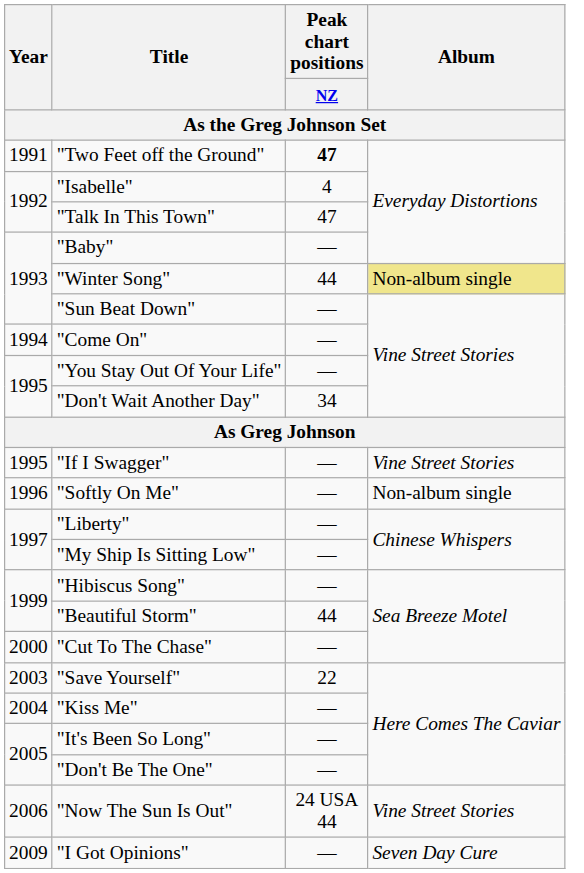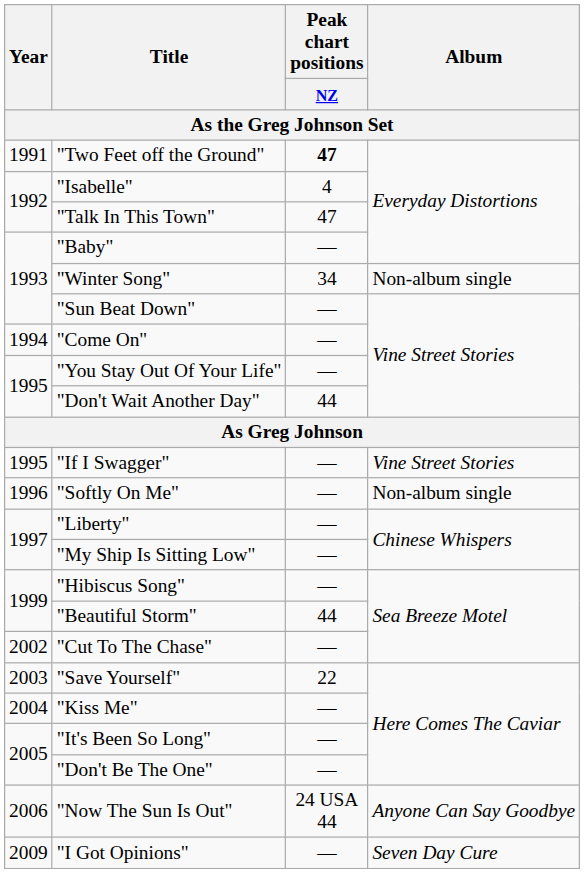(327, 278) 44 -> (327, 278) 34
(442, 278) khaki background -> (442, 278) no background
(327, 401) 34 -> (327, 401) 44
(28, 646) 2000 -> (28, 646) 2002
(443, 811) Vine Street Stories -> (474, 811) Anyone Can Say Goodbye
